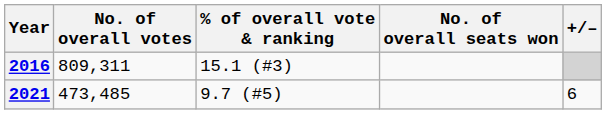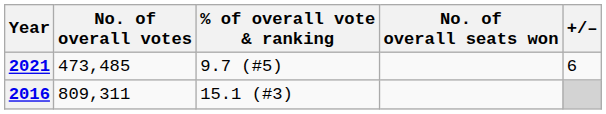rows swapped: (29, 66) <-> (29, 94)
